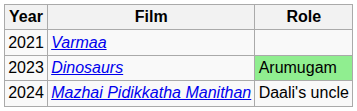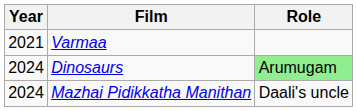(26, 67) 2023 -> (26, 67) 2024
